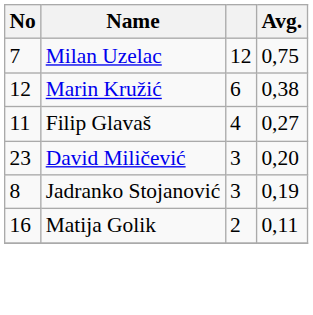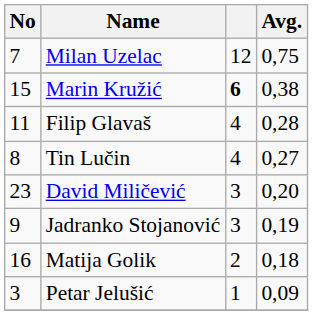(20, 89) 12 -> (20, 89) 15
(235, 89) normal -> (235, 89) bold
(280, 123) 0,27 -> (280, 123) 0,28
+ row: (88, 157)
(15, 191) 8 -> (15, 225) 9
(280, 225) 0,11 -> (280, 259) 0,18
+ row: (100, 293)
